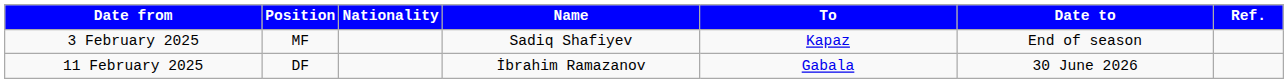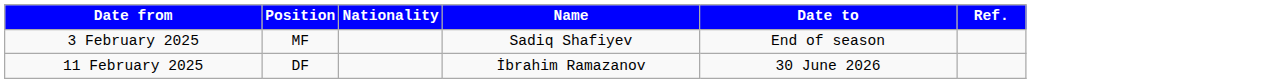- column: (828, 17)
